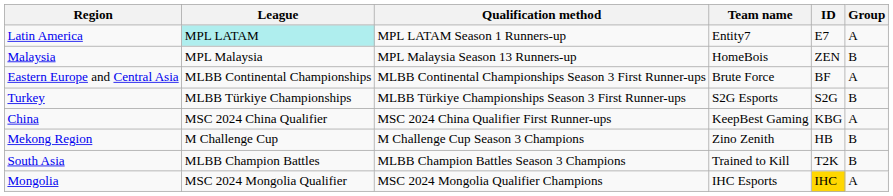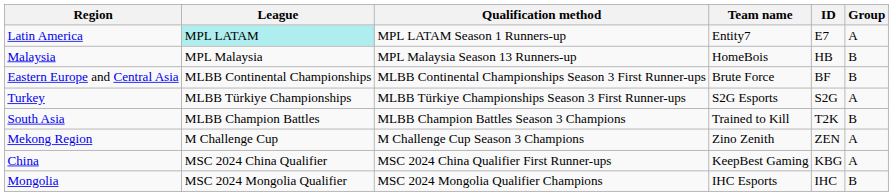(827, 56) ZEN -> (824, 56) HB
(853, 77) A -> (853, 77) B
(853, 98) B -> (853, 98) A
rows swapped: (36, 160) <-> (23, 118)
(824, 139) HB -> (827, 139) ZEN
(853, 139) B -> (853, 139) A
(826, 181) gold background -> (826, 181) no background
(853, 181) A -> (853, 181) B
